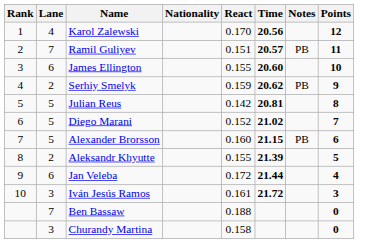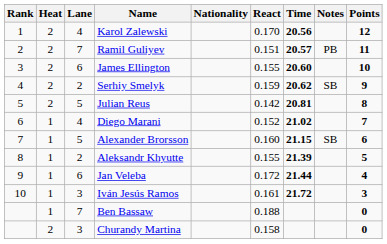+ column: (50, 13)
(302, 85) PB -> (330, 85) SB
(51, 121) 5 -> (80, 121) 4
(302, 139) PB -> (330, 139) SB
